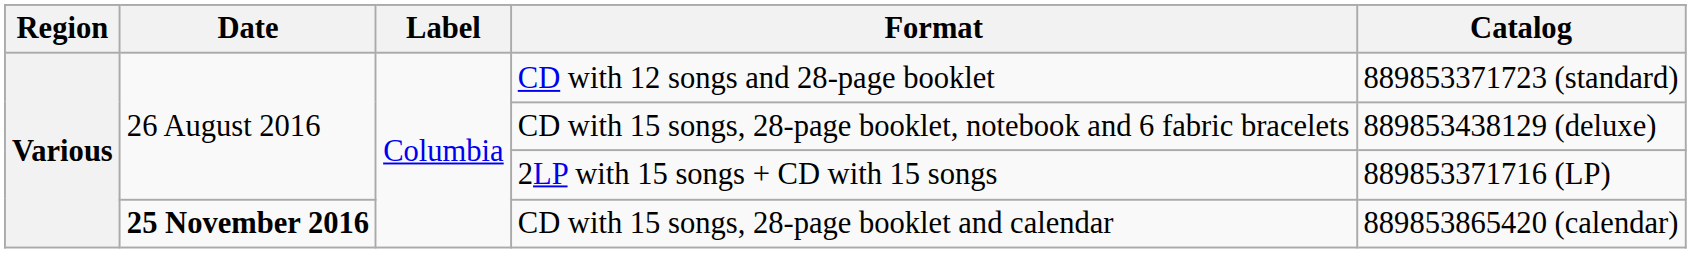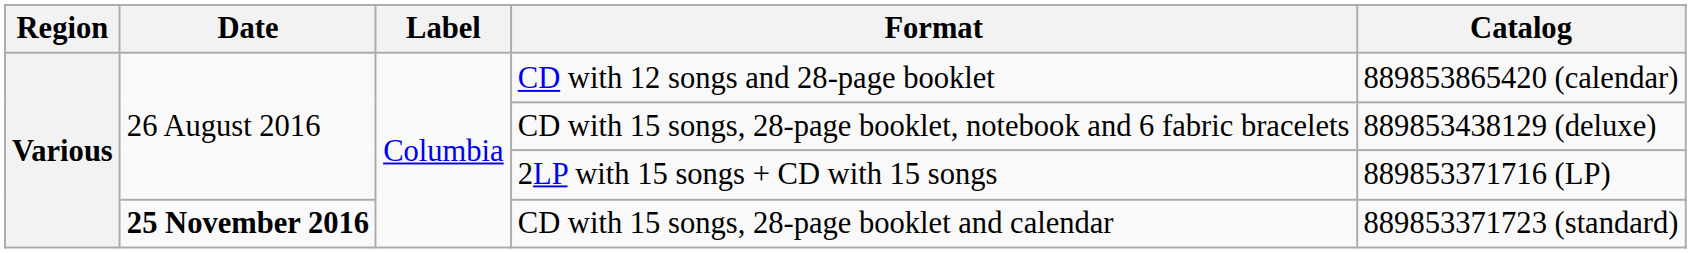(1521, 77) 889853371723 (standard) -> (1521, 77) 889853865420 (calendar)
(1521, 222) 889853865420 (calendar) -> (1521, 222) 889853371723 (standard)
